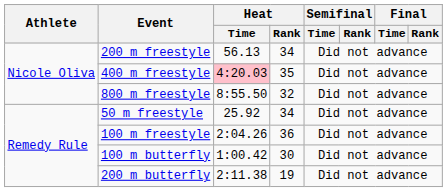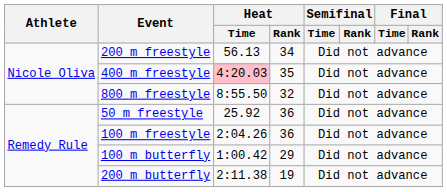(287, 114) 34 -> (287, 114) 36
(287, 155) 30 -> (287, 155) 29
